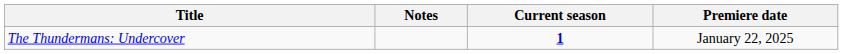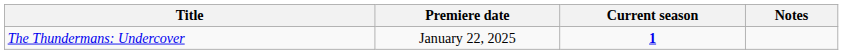columns swapped: (745, 15) <-> (421, 15)
